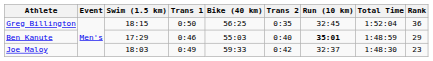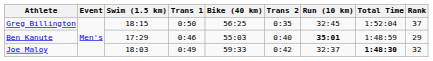(417, 23) 36 -> (417, 23) 37
(381, 49) normal -> (381, 49) bold
(417, 49) 23 -> (417, 49) 32
